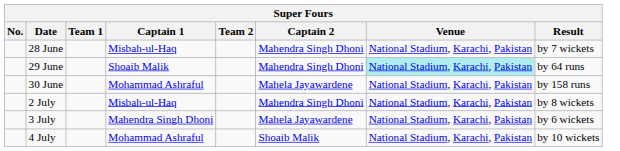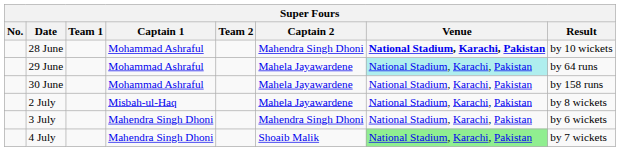(142, 48) Misbah-ul-Haq -> (156, 48) Mohammad Ashraful
(450, 48) normal -> (457, 48) bold
(565, 48) by 7 wickets -> (581, 48) by 10 wickets
(139, 66) Shoaib Malik -> (156, 66) Mohammad Ashraful
(311, 66) Mahendra Singh Dhoni -> (306, 66) Mahela Jayawardene
(311, 102) Mahendra Singh Dhoni -> (306, 102) Mahela Jayawardene
(306, 119) Mahela Jayawardene -> (311, 119) Mahendra Singh Dhoni
(156, 137) Mohammad Ashraful -> (161, 137) Mahendra Singh Dhoni
(450, 137) no background -> (450, 137) lightgreen background
(568, 137) by 10 wickets -> (579, 137) by 7 wickets
